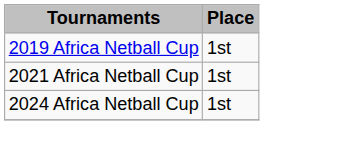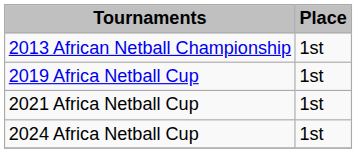+ row: (150, 47)
